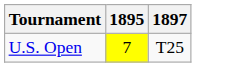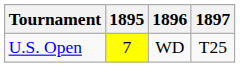+ column: (170, 19)
